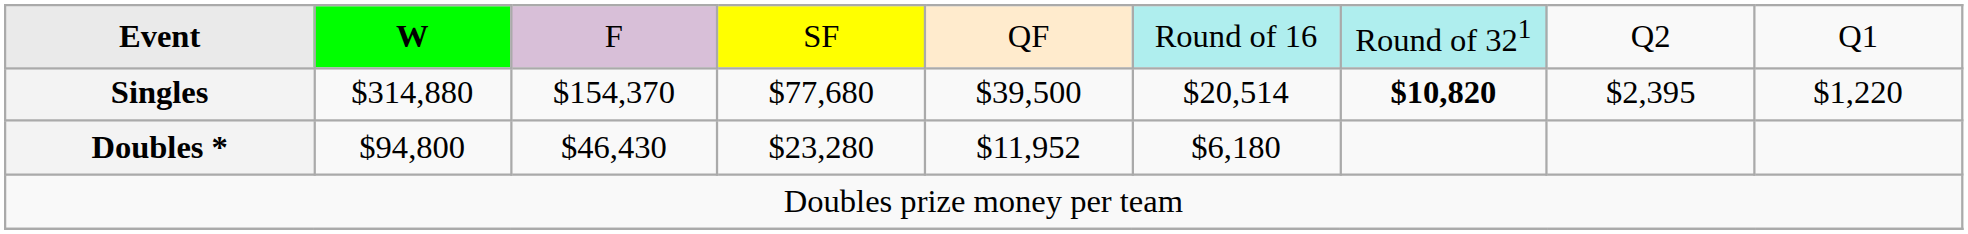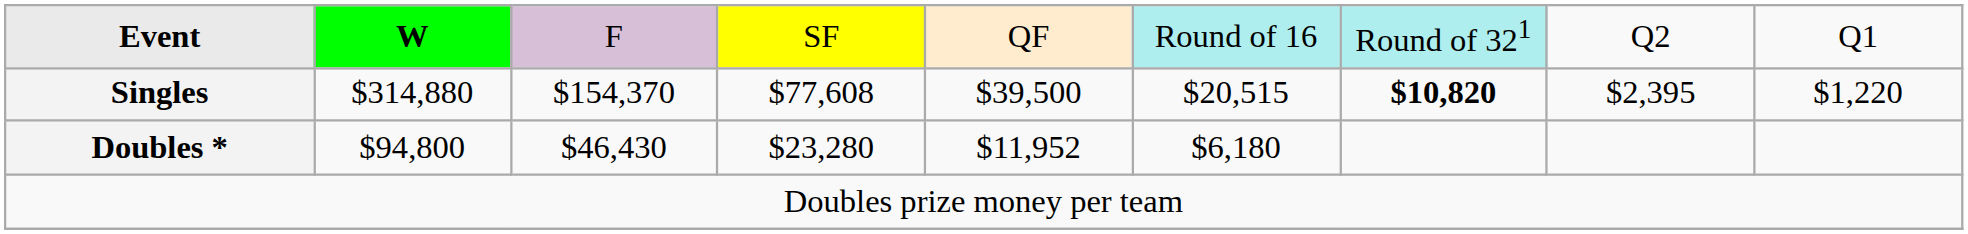(821, 93) $77,680 -> (821, 93) $77,608
(1236, 93) $20,514 -> (1236, 93) $20,515
